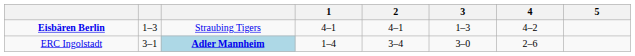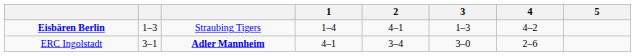(329, 28) 4–1 -> (329, 28) 1–4
(228, 43) lightblue background -> (228, 43) no background
(329, 43) 1–4 -> (329, 43) 4–1
